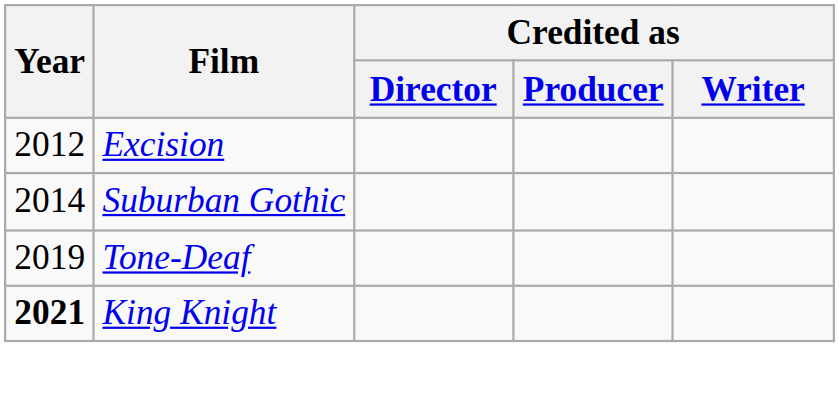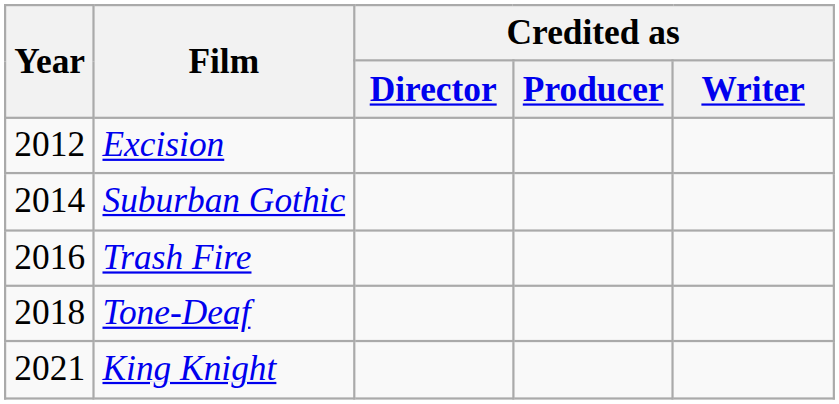+ row: (177, 256)
(50, 256) 2019 -> (50, 312) 2018
(50, 312) bold -> (50, 369) normal
